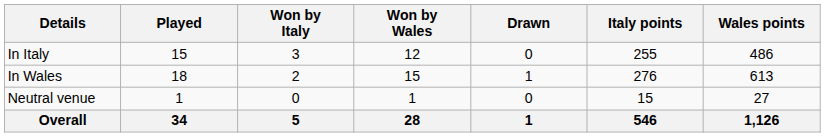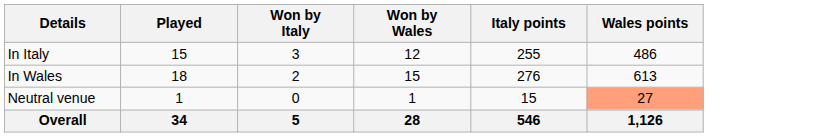- column: (529, 23)
(762, 98) no background -> (645, 98) lightsalmon background
